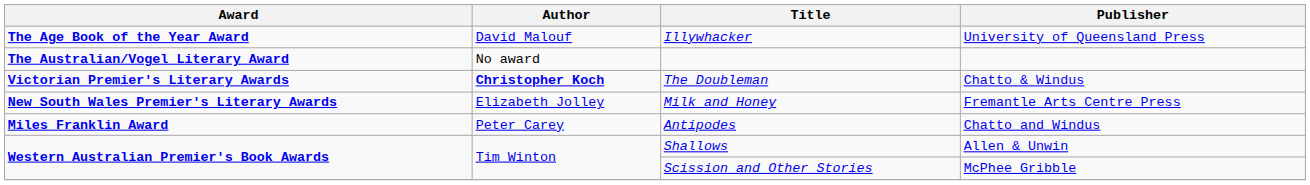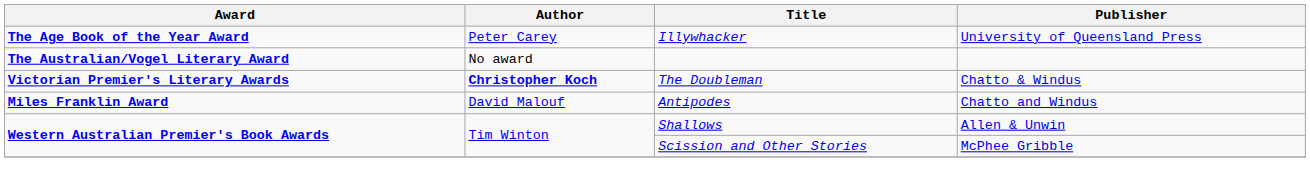(524, 37) David Malouf -> (513, 37) Peter Carey
- row: (720, 103)
(520, 125) Peter Carey -> (517, 103) David Malouf
